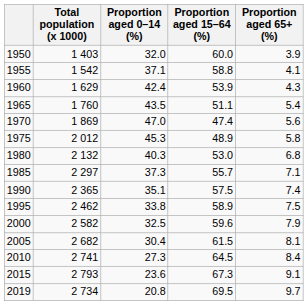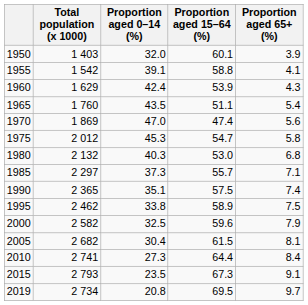(223, 54) 60.0 -> (223, 54) 60.1
(155, 71) 37.1 -> (155, 71) 39.1
(223, 139) 48.9 -> (223, 139) 54.7
(223, 258) 64.5 -> (223, 258) 64.4
(155, 275) 23.6 -> (155, 275) 23.5
